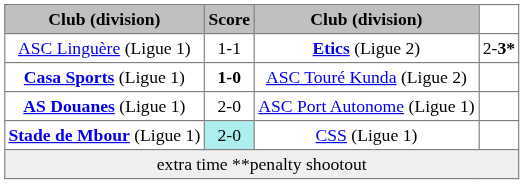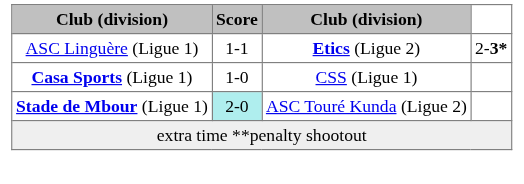(229, 76) bold -> (237, 76) normal
(366, 76) ASC Touré Kunda (Ligue 2) -> (366, 76) CSS (Ligue 1)
- row: (104, 105)
(366, 134) CSS (Ligue 1) -> (366, 105) ASC Touré Kunda (Ligue 2)
